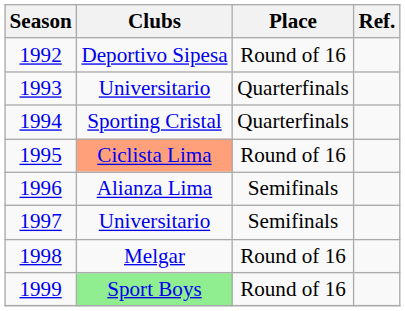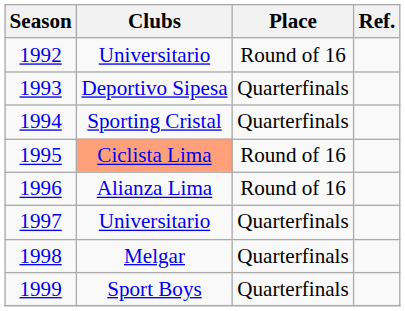(154, 54) Deportivo Sipesa -> (154, 54) Universitario
(154, 88) Universitario -> (154, 88) Deportivo Sipesa
(293, 188) Semifinals -> (293, 188) Round of 16
(293, 222) Semifinals -> (293, 222) Quarterfinals
(293, 255) Round of 16 -> (293, 255) Quarterfinals
(154, 289) lightgreen background -> (154, 289) no background
(293, 289) Round of 16 -> (293, 289) Quarterfinals
